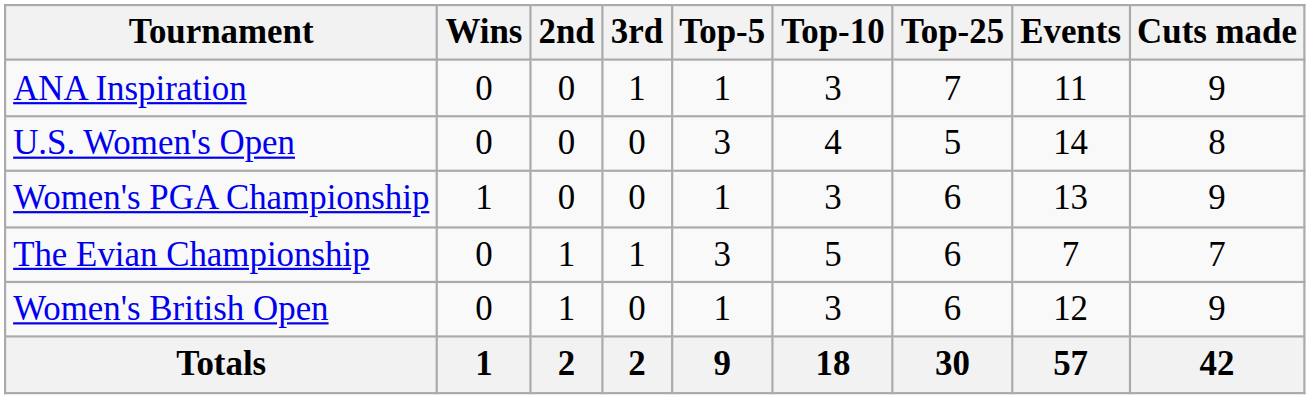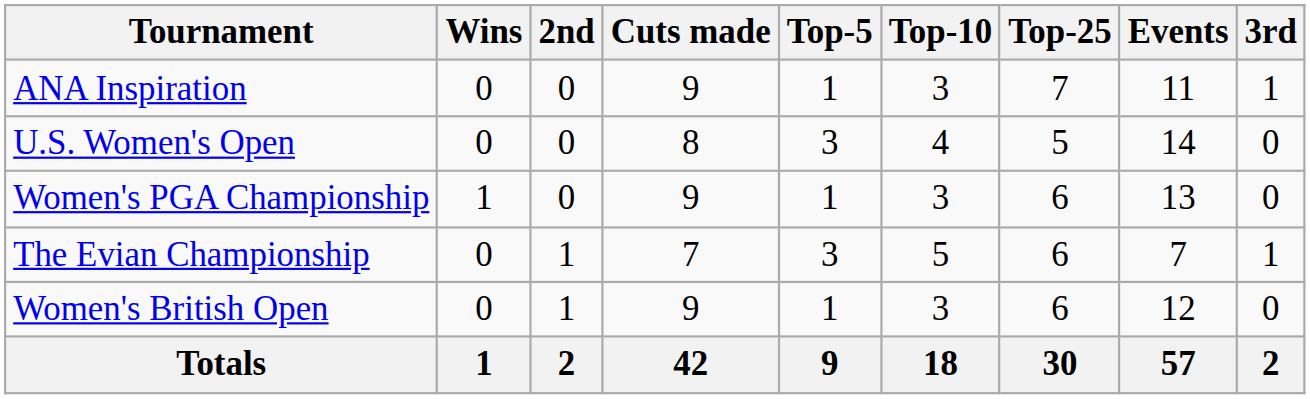columns swapped: (637, 32) <-> (1217, 32)
